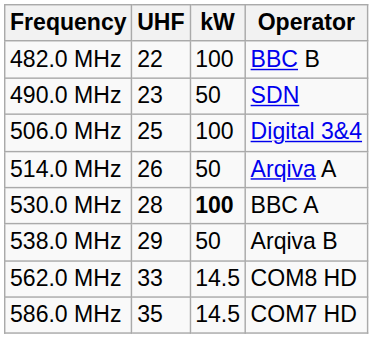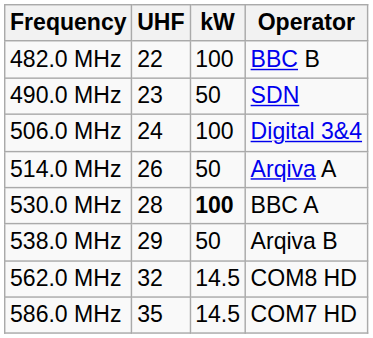(150, 132) 25 -> (150, 132) 24
(150, 278) 33 -> (150, 278) 32
